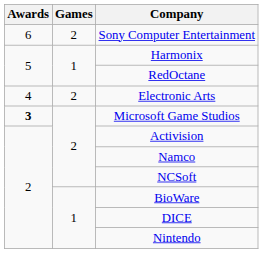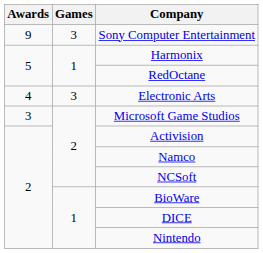(28, 34) 6 -> (28, 34) 9
(74, 34) 2 -> (74, 34) 3
(74, 95) 2 -> (74, 95) 3
(28, 116) bold -> (28, 116) normal
